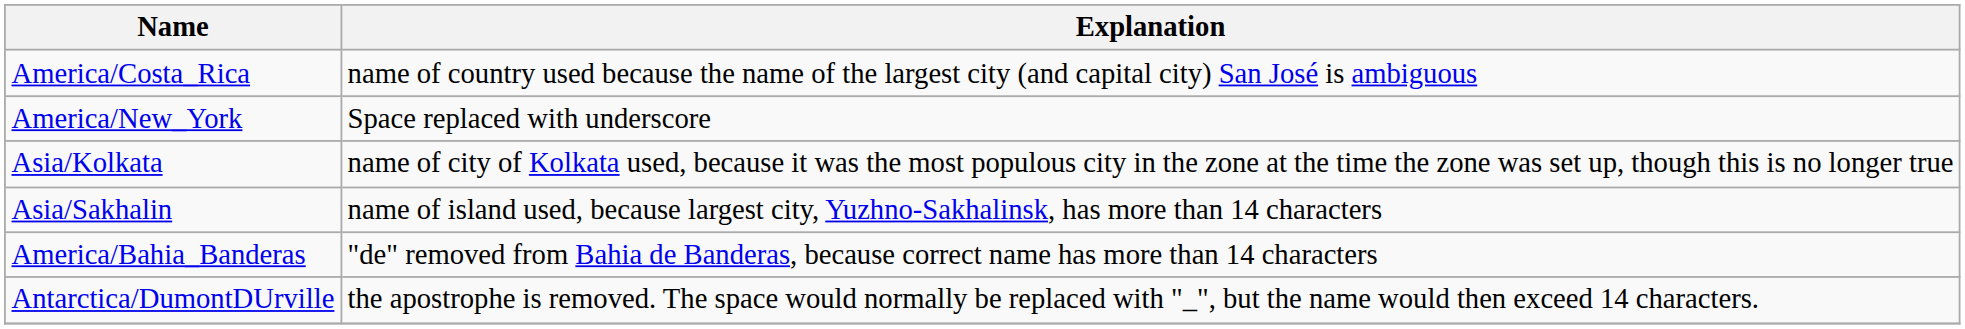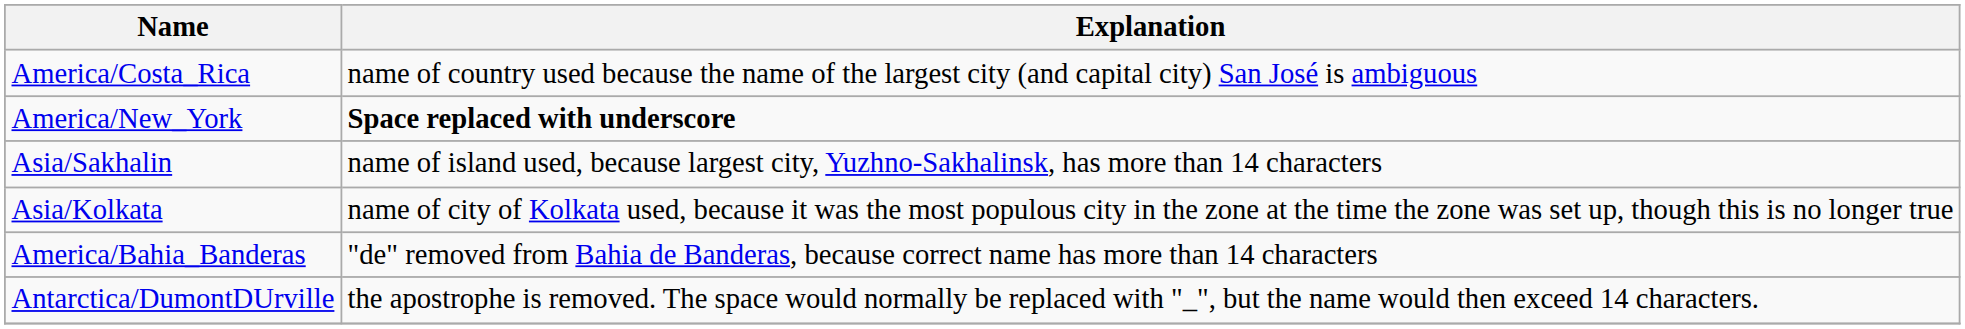(529, 118) normal -> (542, 118) bold
rows swapped: (87, 163) <-> (92, 208)
